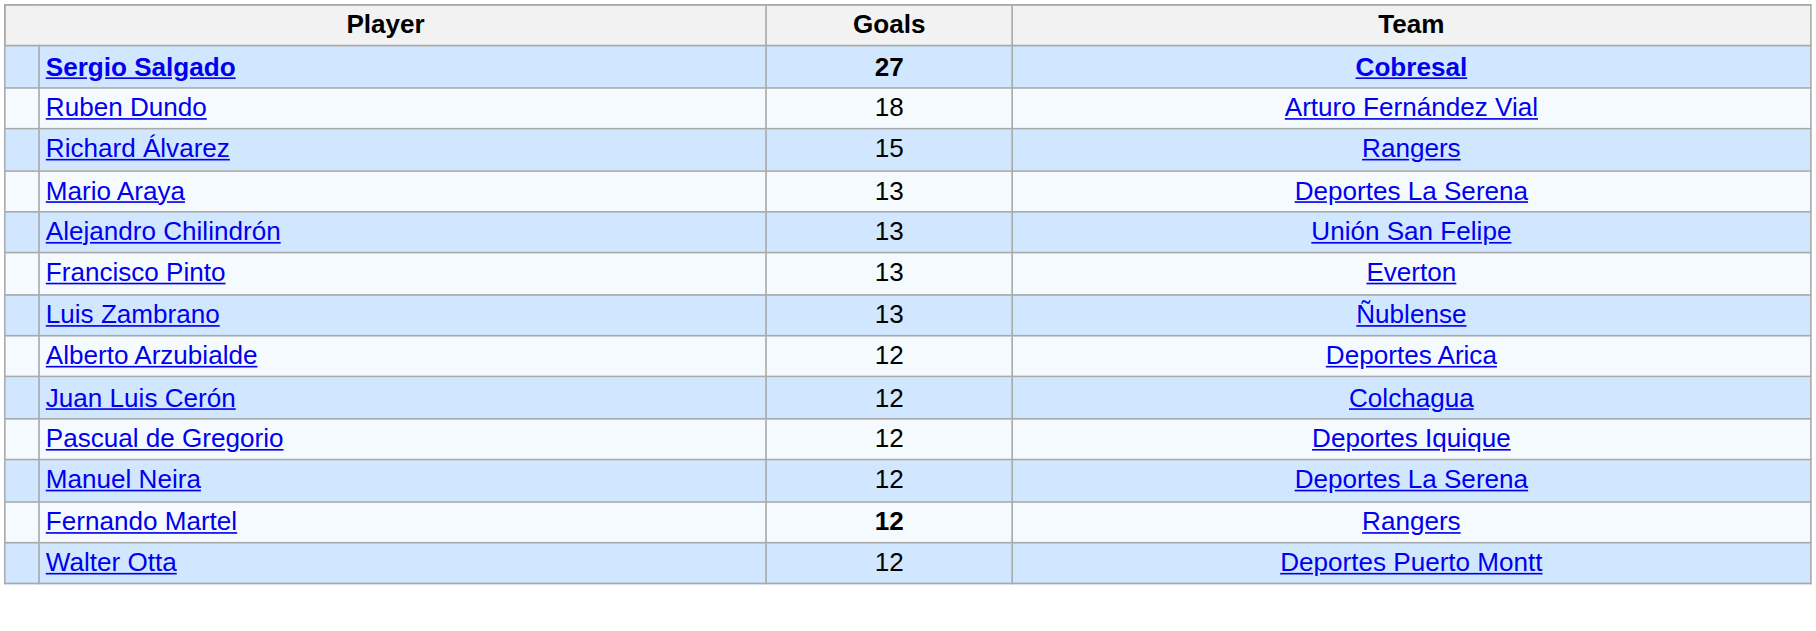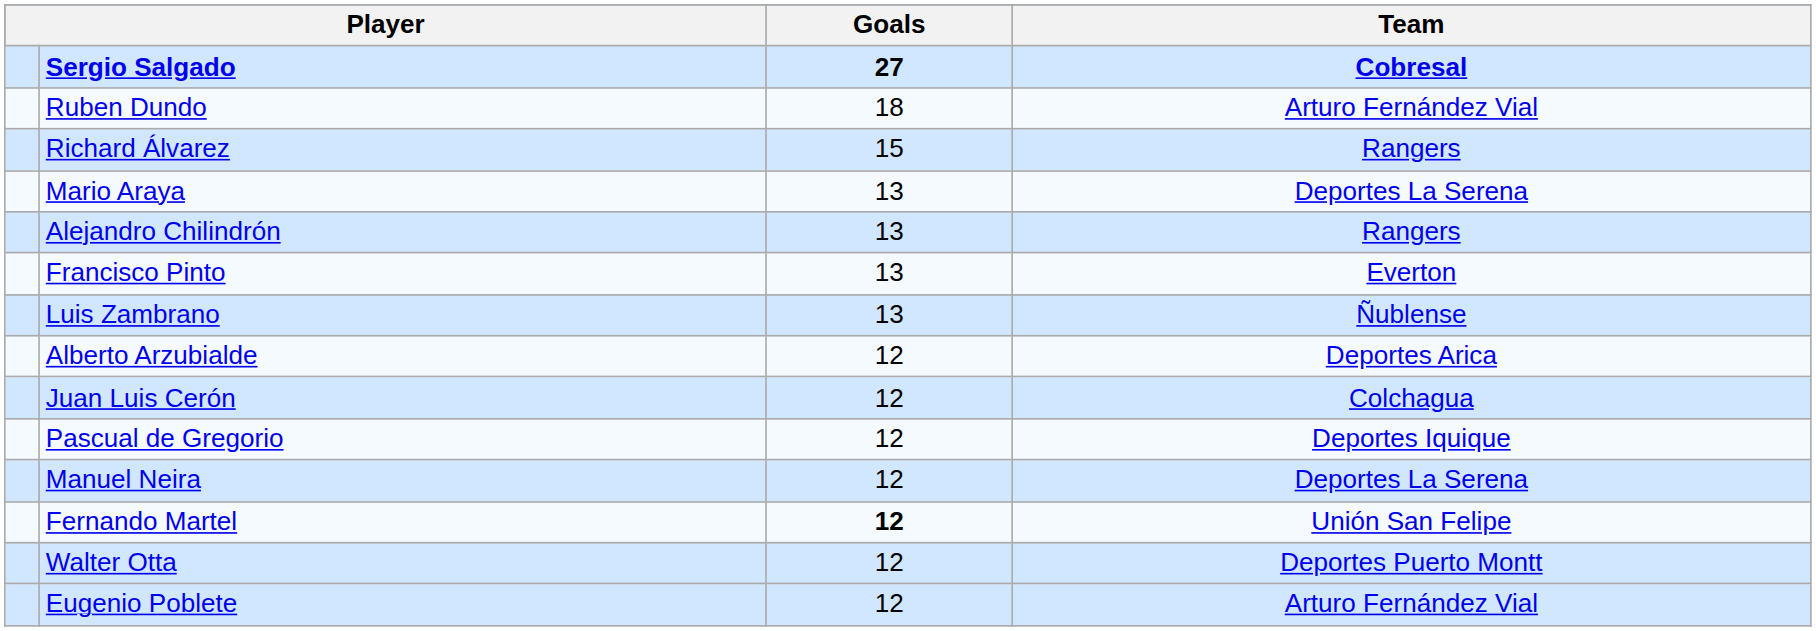(1411, 231) Unión San Felipe -> (1411, 231) Rangers
(1411, 521) Rangers -> (1411, 521) Unión San Felipe
+ row: (142, 604)
